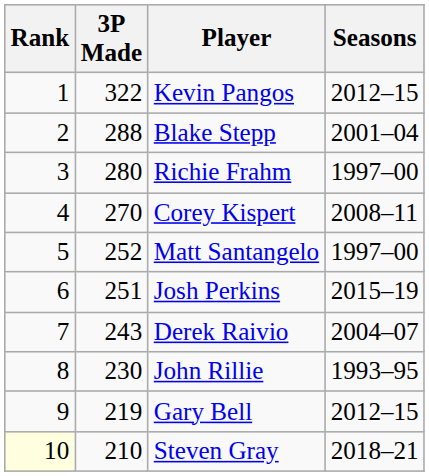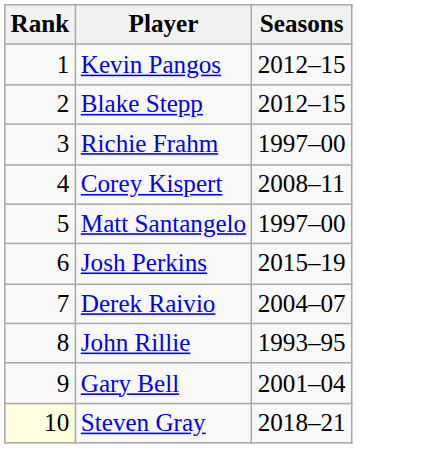- column: (112, 38)
(375, 132) 2001–04 -> (302, 104) 2012–15
(375, 411) 2012–15 -> (302, 382) 2001–04
